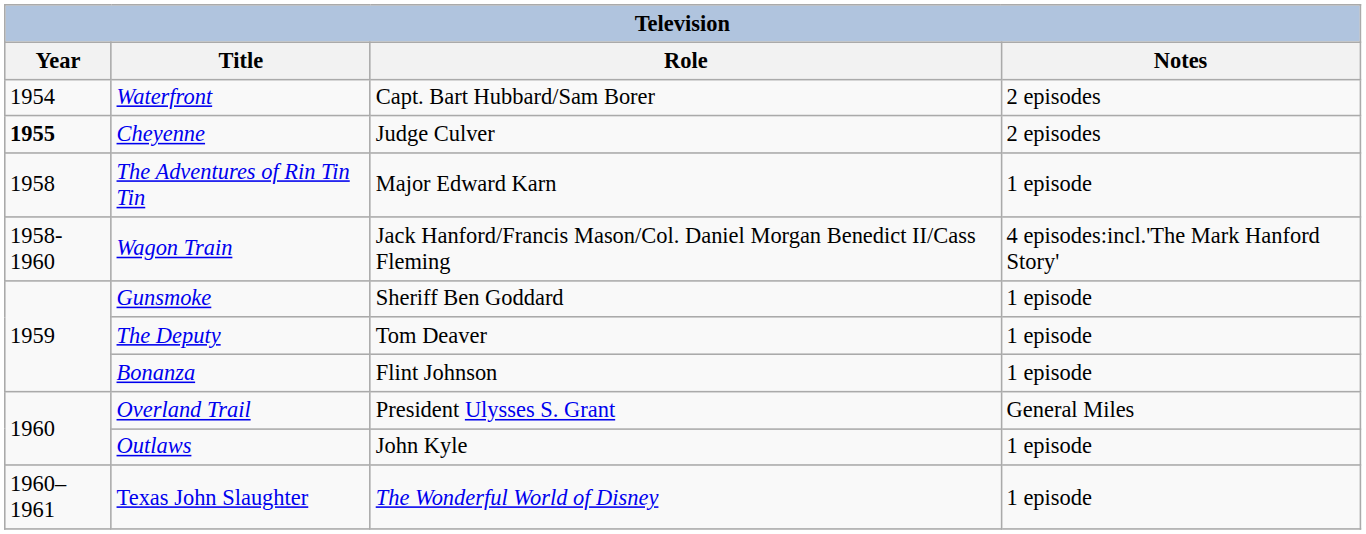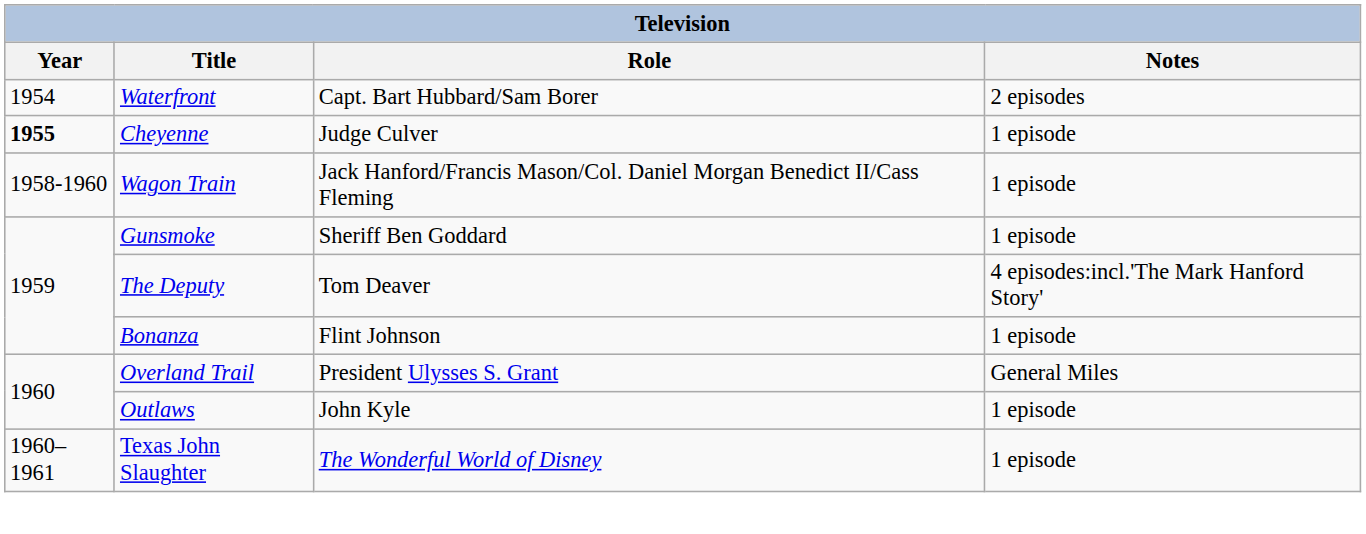(1054, 134) 2 episodes -> (1033, 134) 1 episode
- row: (233, 184)
(1163, 248) 4 episodes:incl.'The Mark Hanford Story' -> (1033, 184) 1 episode
(1049, 335) 1 episode -> (1147, 285) 4 episodes:incl.'The Mark Hanford Story'
